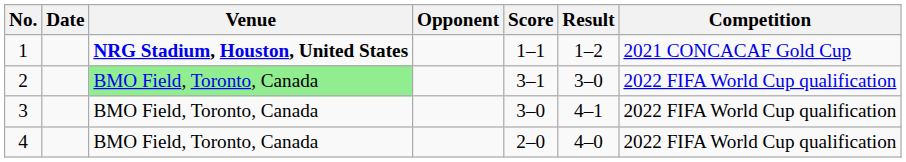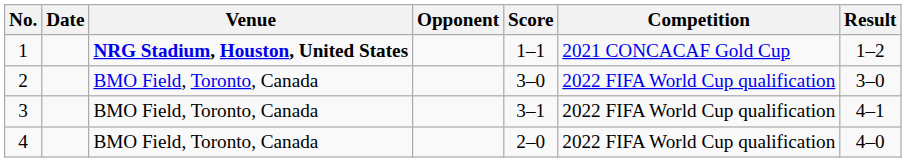columns swapped: (588, 19) <-> (760, 19)
(206, 80) lightgreen background -> (206, 80) no background
(531, 80) 3–1 -> (531, 80) 3–0
(531, 111) 3–0 -> (531, 111) 3–1
